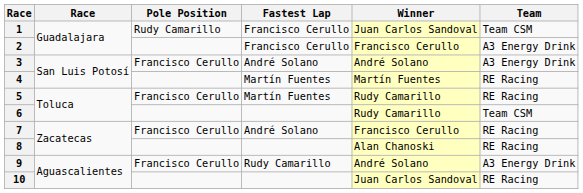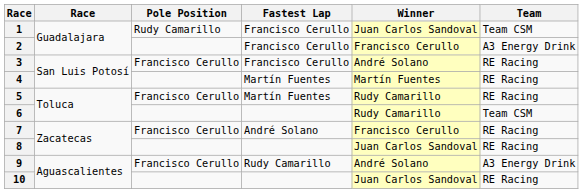(281, 63) André Solano -> (297, 63) Francisco Cerullo
(529, 63) A3 Energy Drink -> (511, 63) RE Racing
(394, 147) Alan Chanoski -> (416, 147) Juan Carlos Sandoval
